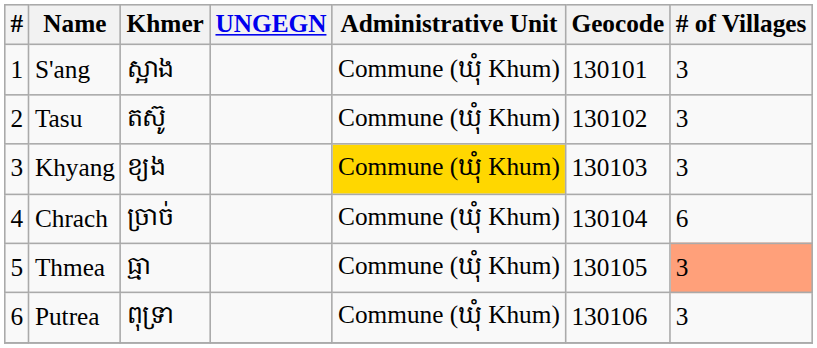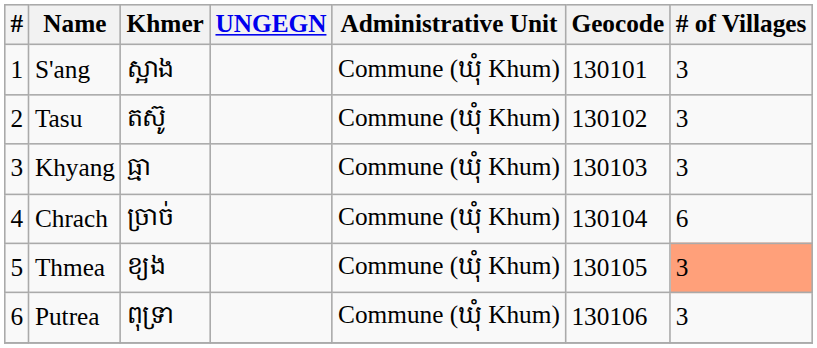(146, 166) ខ្យង -> (138, 166) ធ្មា
(449, 166) gold background -> (449, 166) no background
(138, 266) ធ្មា -> (146, 266) ខ្យង
